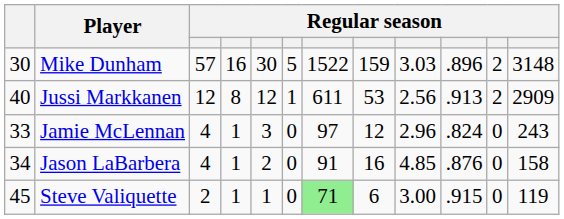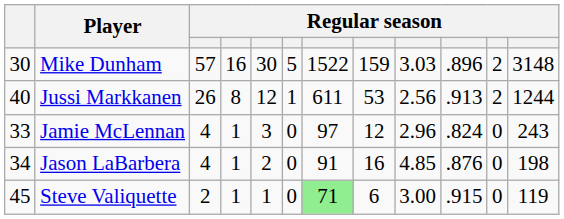(205, 97) 12 -> (205, 97) 26
(533, 97) 2909 -> (533, 97) 1244
(533, 163) 158 -> (533, 163) 198
